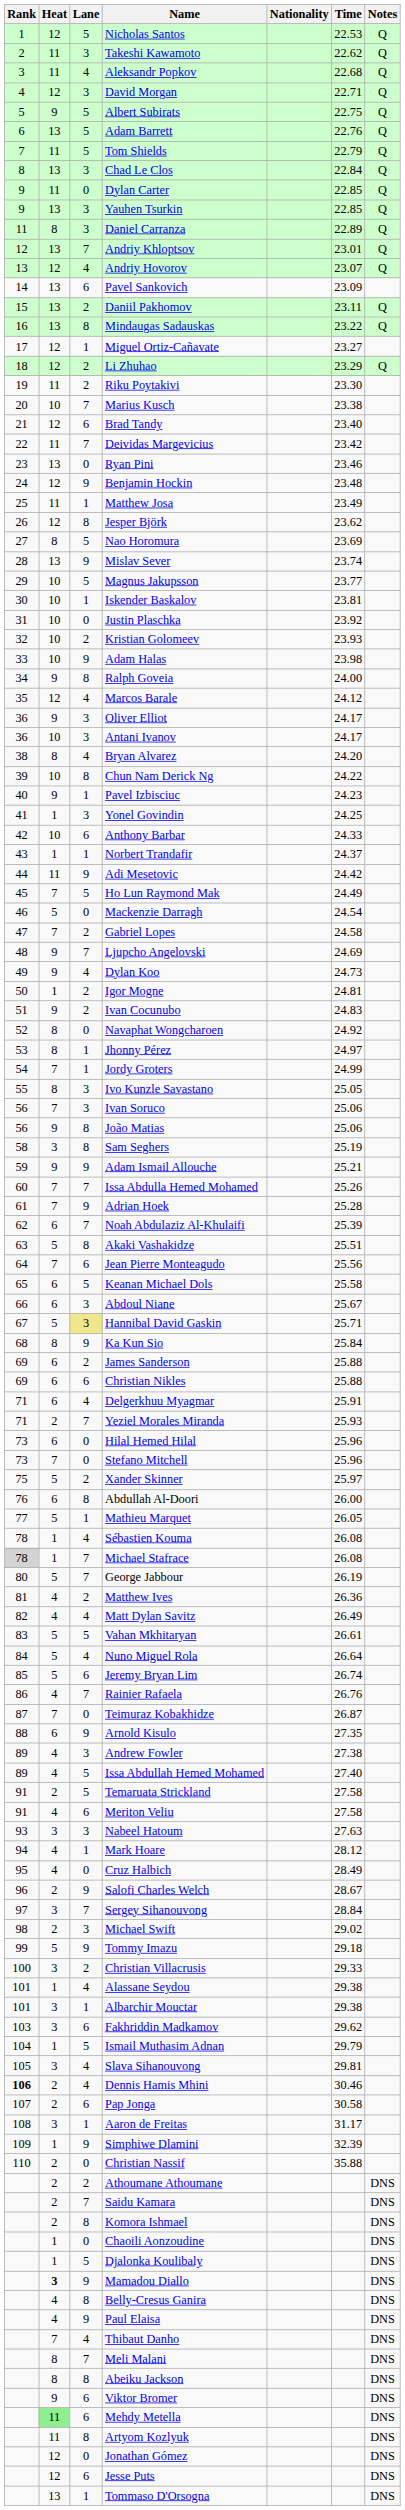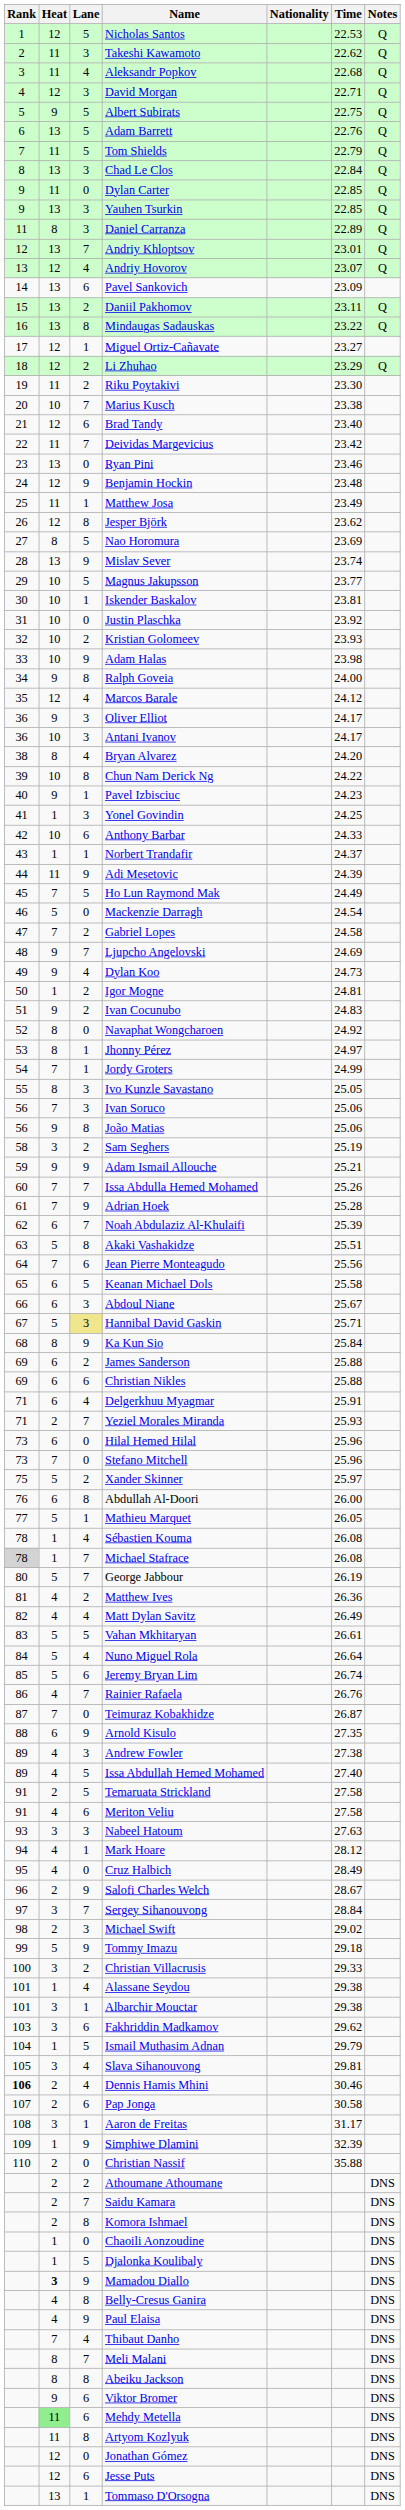(348, 873) 24.42 -> (348, 873) 24.39
(86, 1147) 8 -> (86, 1147) 2
